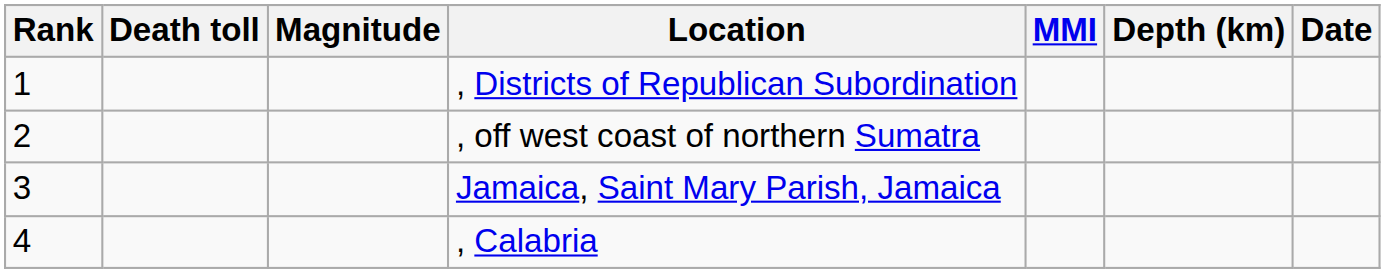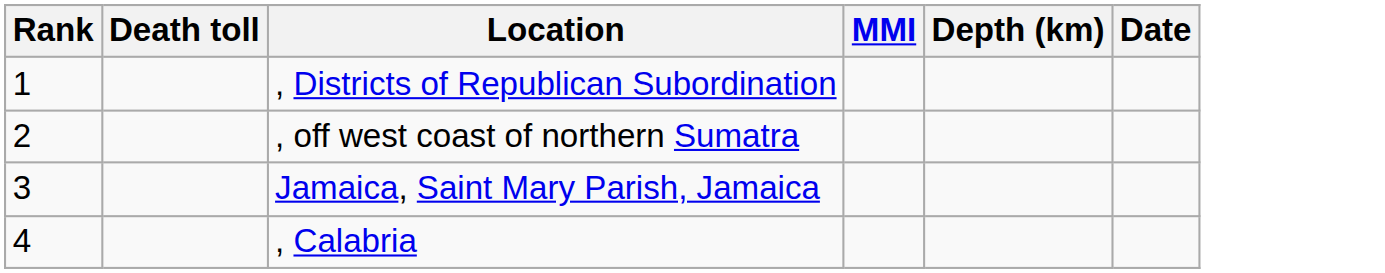- column: (358, 30)
